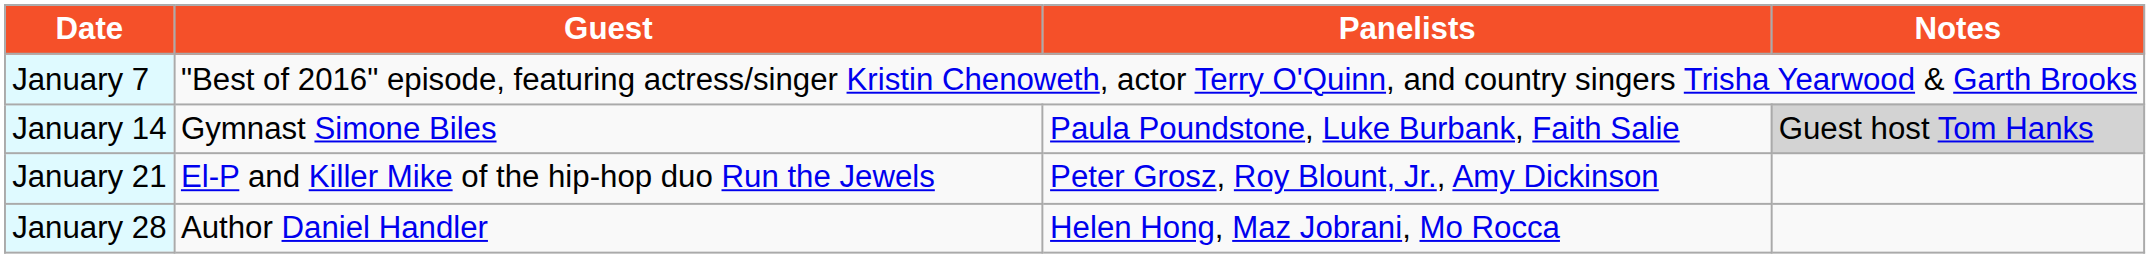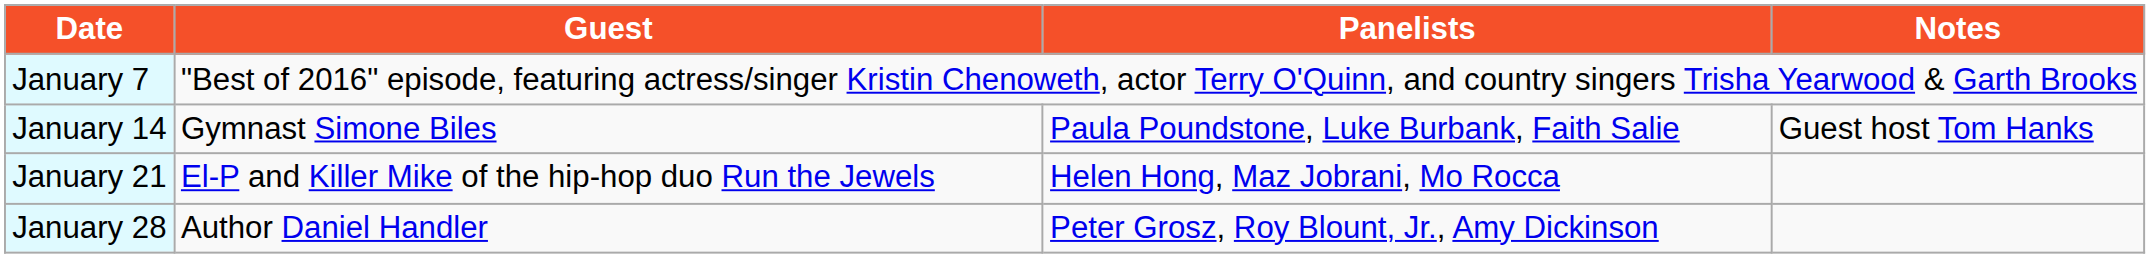(1936, 128) lightgrey background -> (1936, 128) no background
(1354, 177) Peter Grosz, Roy Blount, Jr., Amy Dickinson -> (1305, 177) Helen Hong, Maz Jobrani, Mo Rocca
(1305, 227) Helen Hong, Maz Jobrani, Mo Rocca -> (1354, 227) Peter Grosz, Roy Blount, Jr., Amy Dickinson
